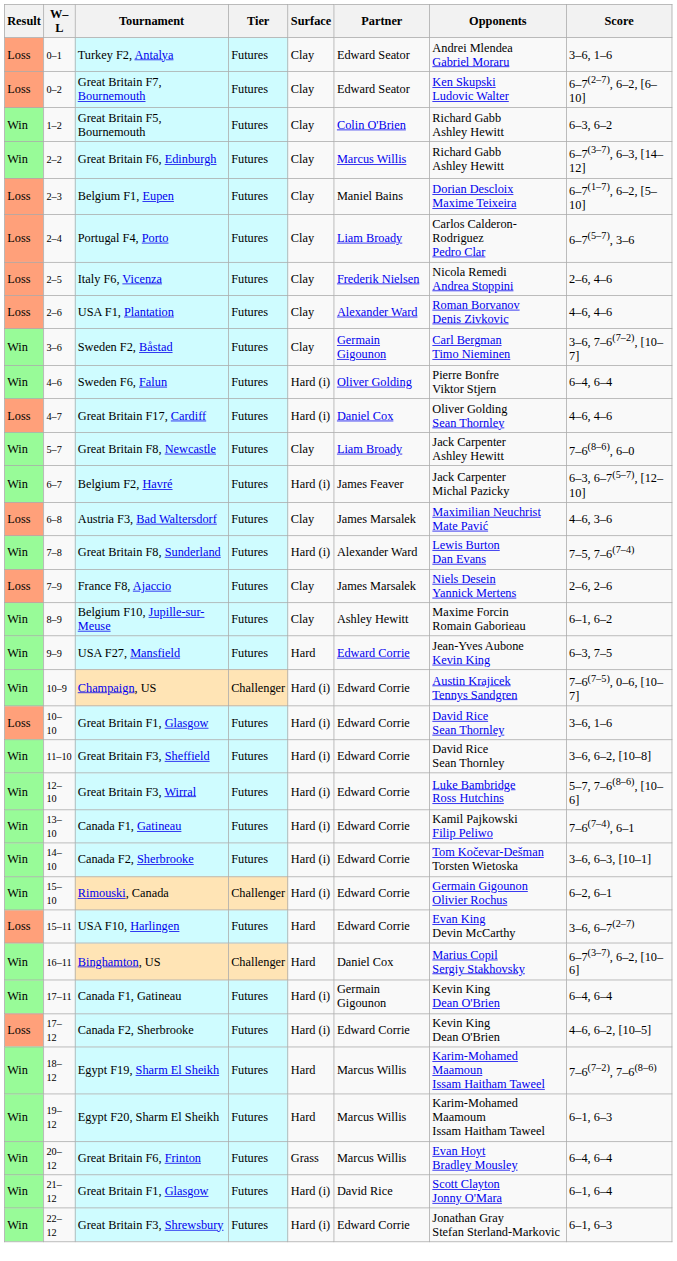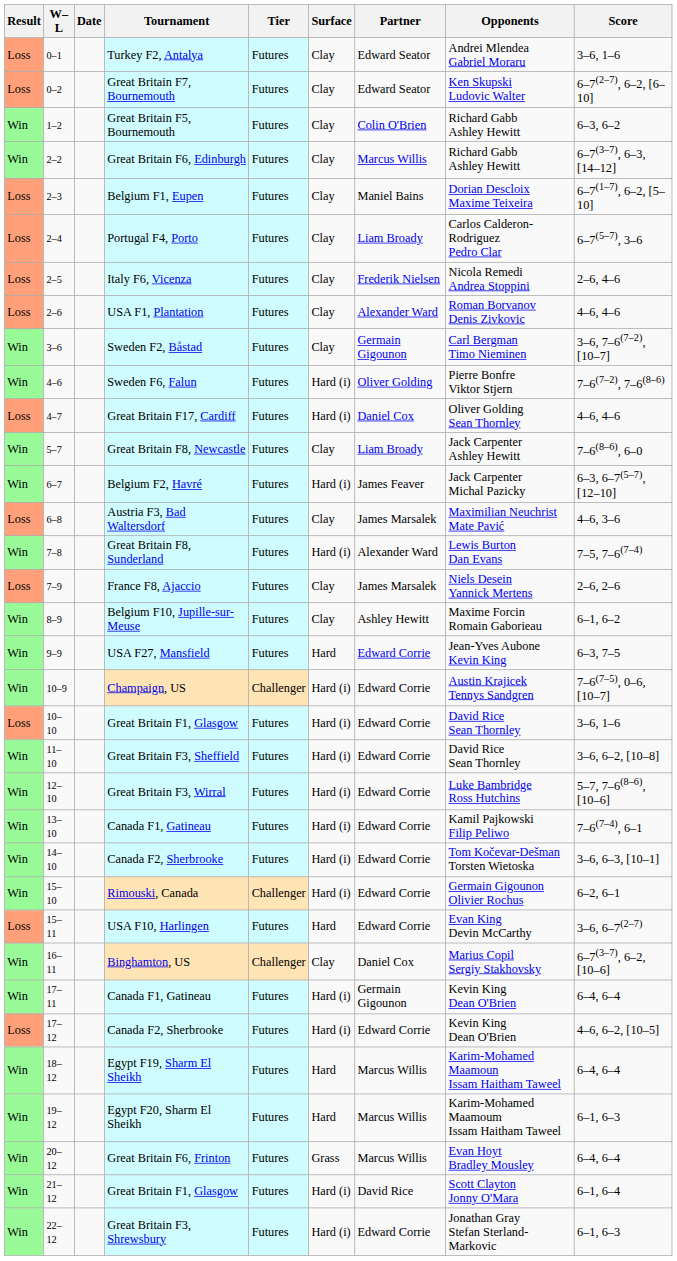+ column: (89, 21)
(591, 382) 6–4, 6–4 -> (621, 382) 7–6(7–2), 7–6(8–6)
(303, 961) Hard -> (323, 961) Clay
(613, 1070) 7–6(7–2), 7–6(8–6) -> (599, 1070) 6–4, 6–4
